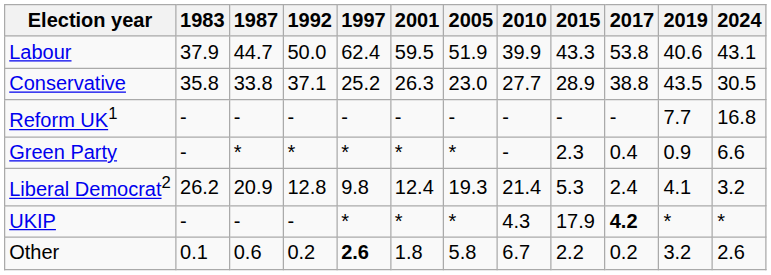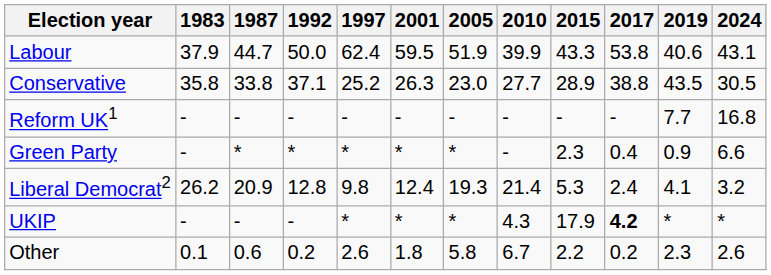(355, 253) bold -> (355, 253) normal
(677, 253) 3.2 -> (677, 253) 2.3
